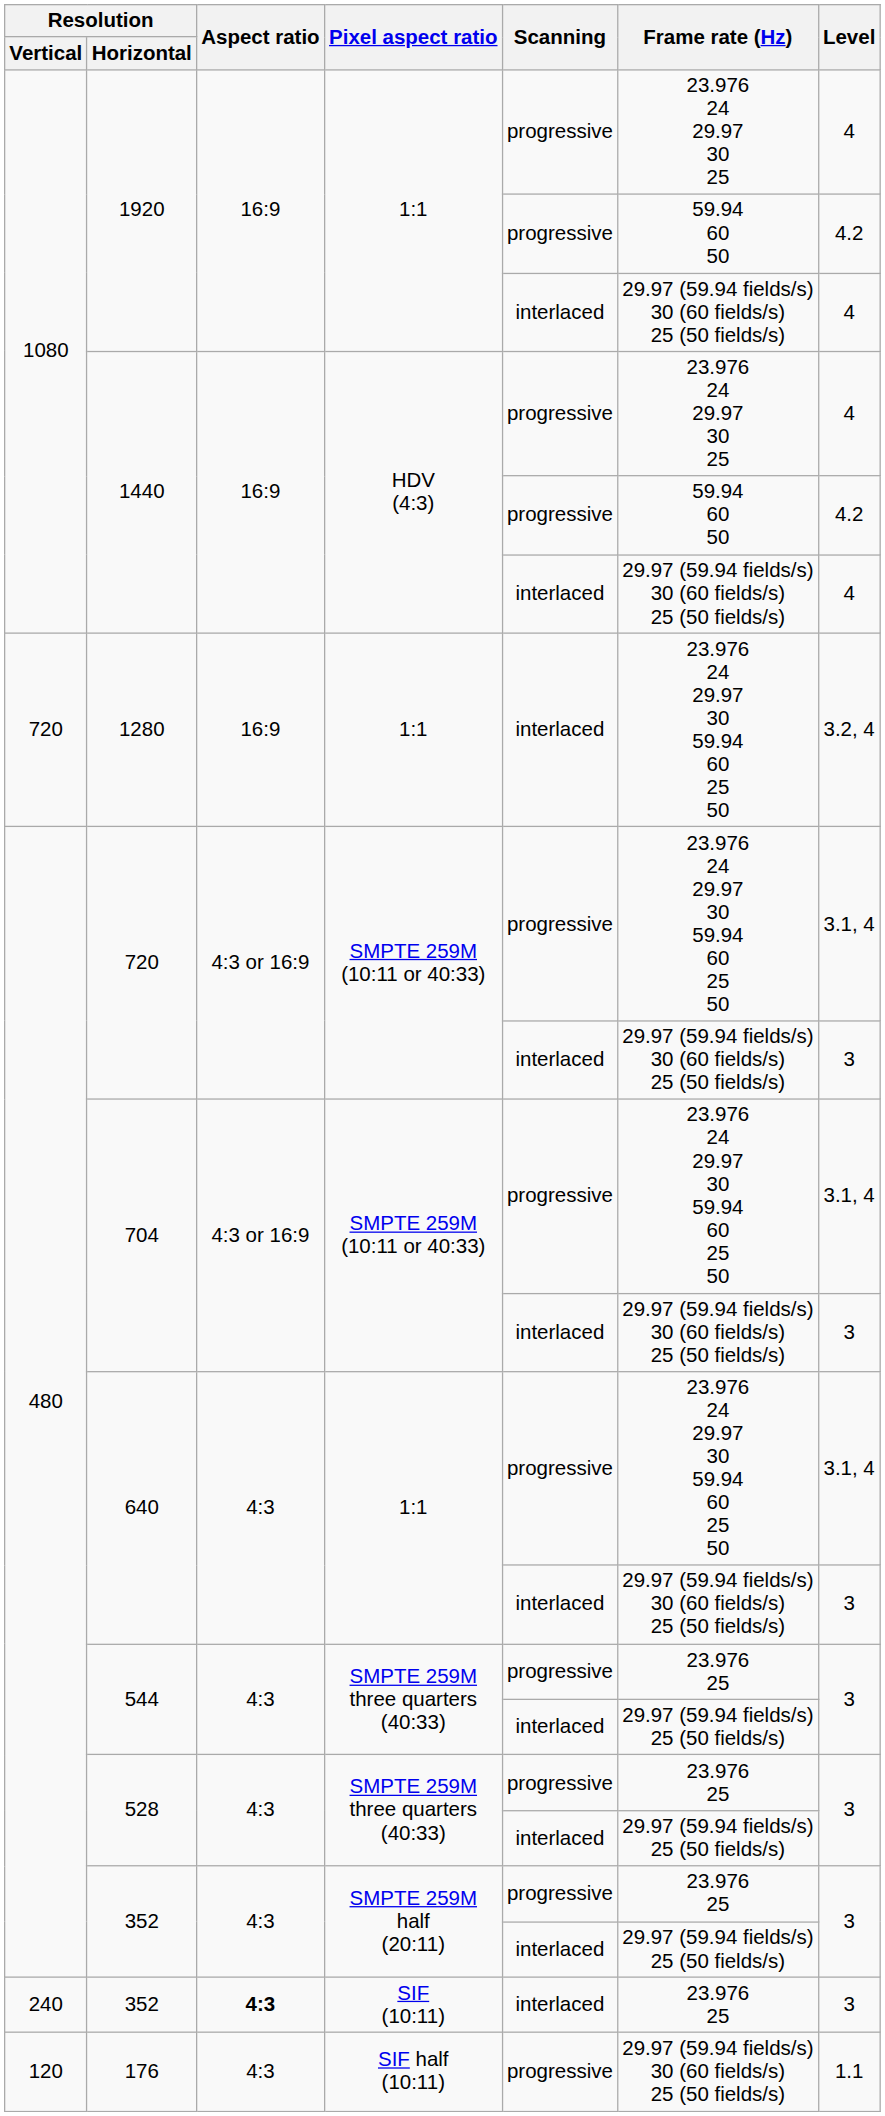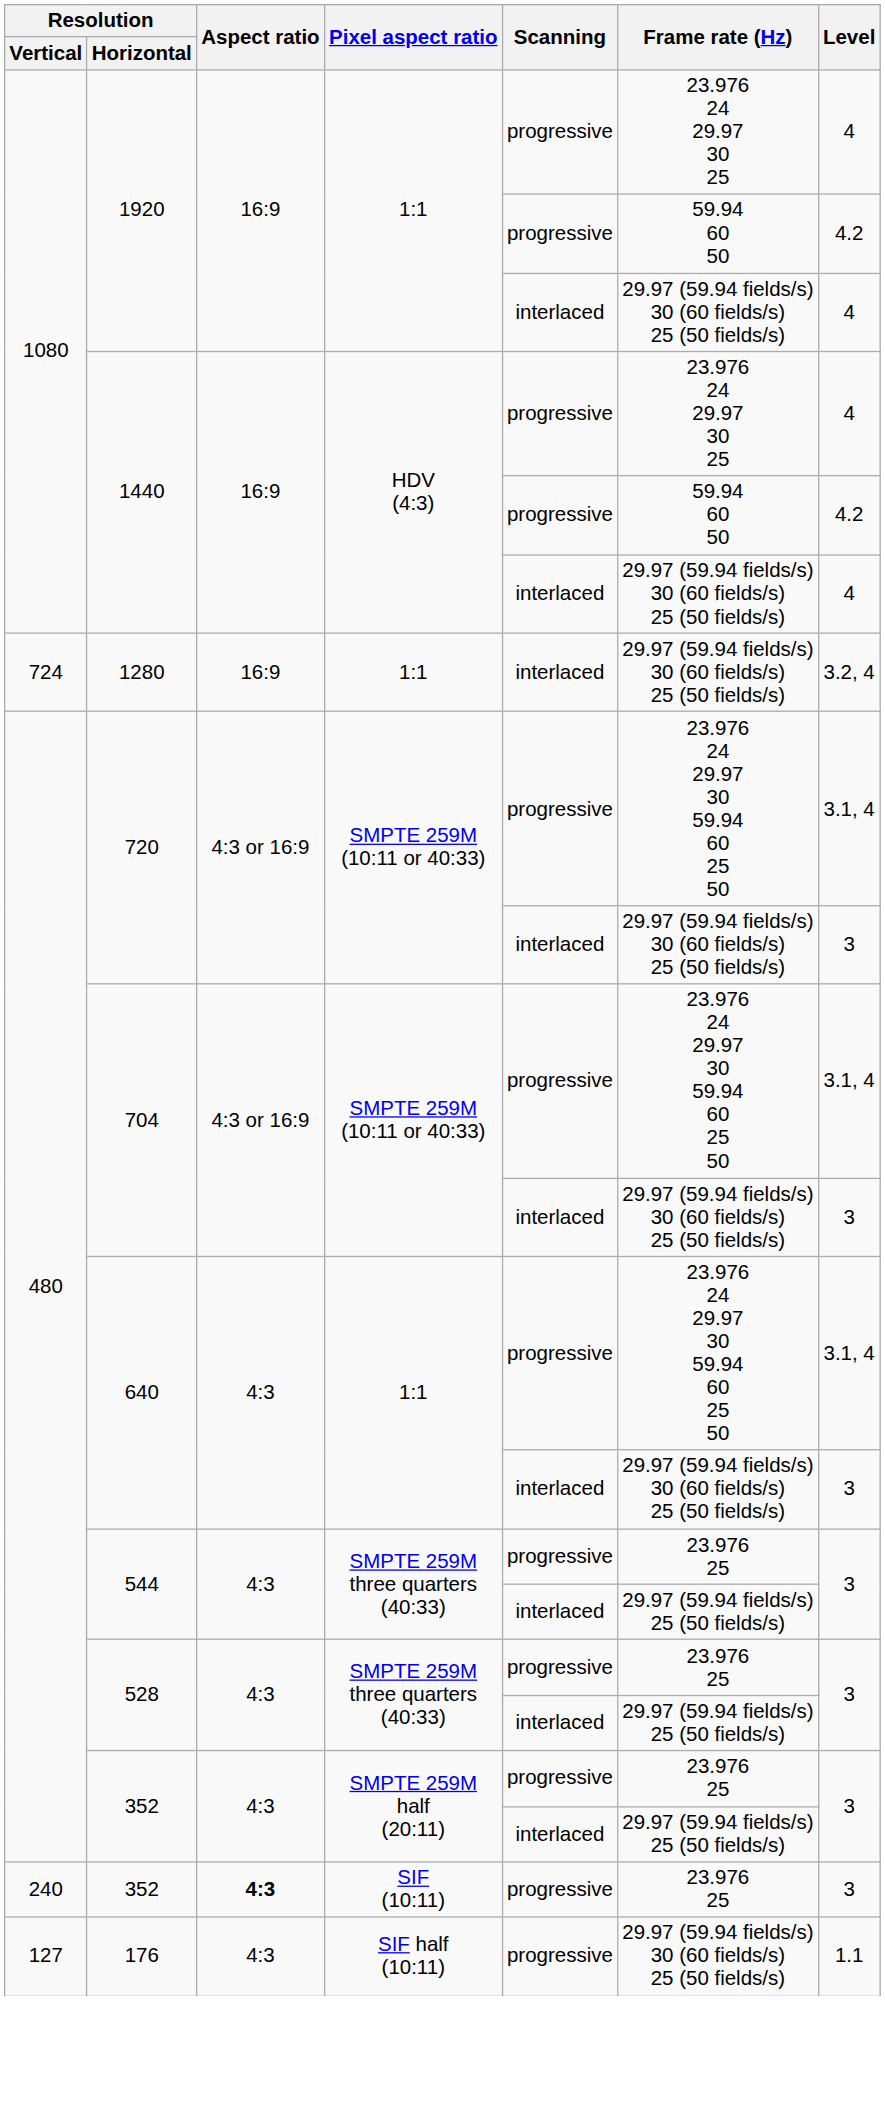(46, 729) 720 -> (46, 672) 724
(718, 729) 23.976 24 29.97 30 59.94 60 25 50 -> (718, 672) 29.97 (59.94 fields/s) 30 (60 fields/s) 25 (50 fields/s)
(560, 2004) interlaced -> (560, 1889) progressive
(46, 2071) 120 -> (46, 1956) 127
